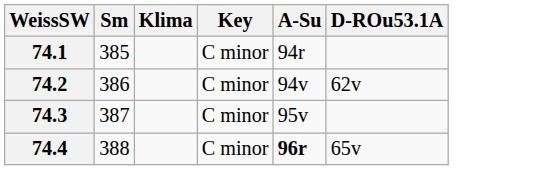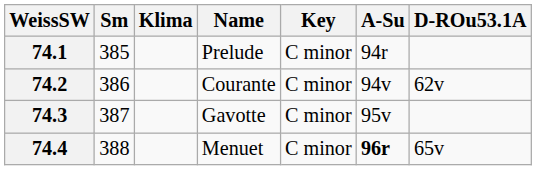+ column: (239, 20)
